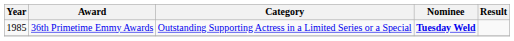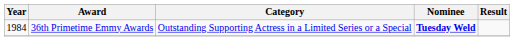(17, 28) 1985 -> (17, 28) 1984
